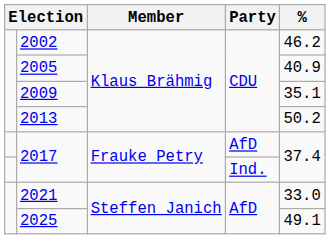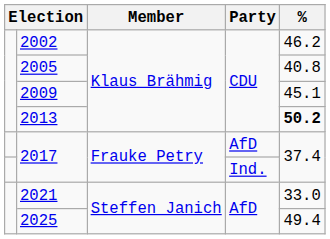(302, 68) 40.9 -> (302, 68) 40.8
(302, 94) 35.1 -> (302, 94) 45.1
(302, 119) normal -> (302, 119) bold
(302, 221) 49.1 -> (302, 221) 49.4
